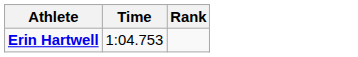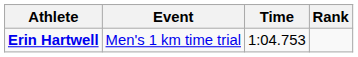+ column: (173, 17)
